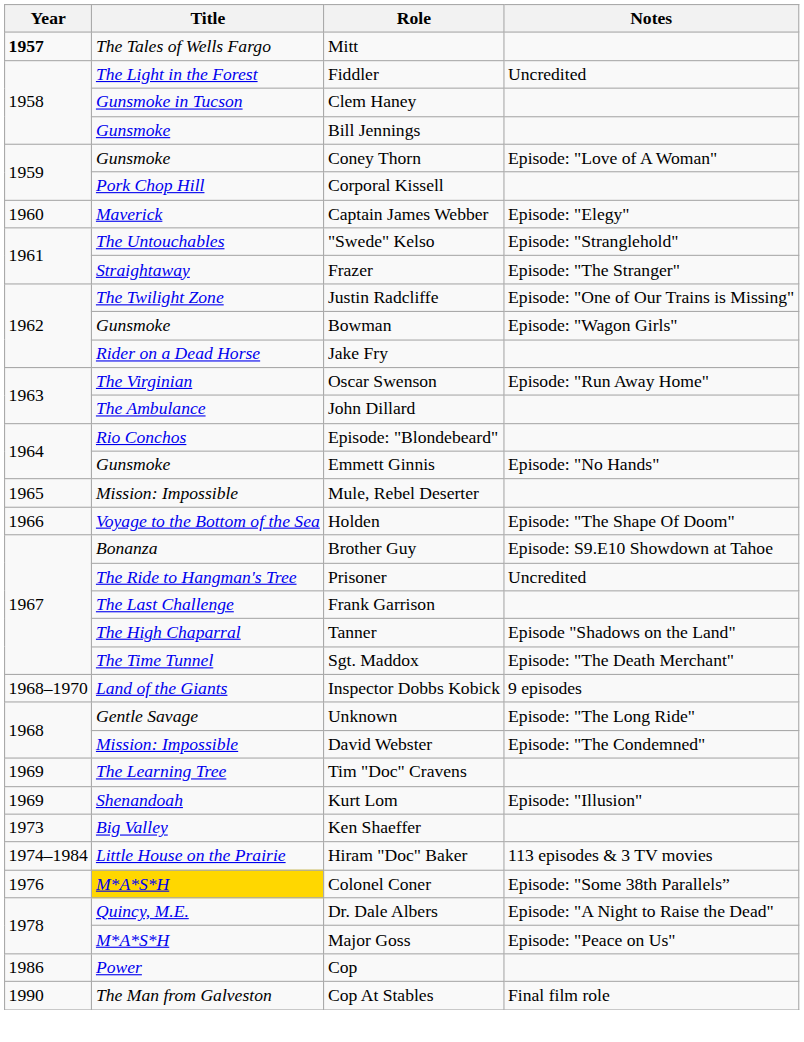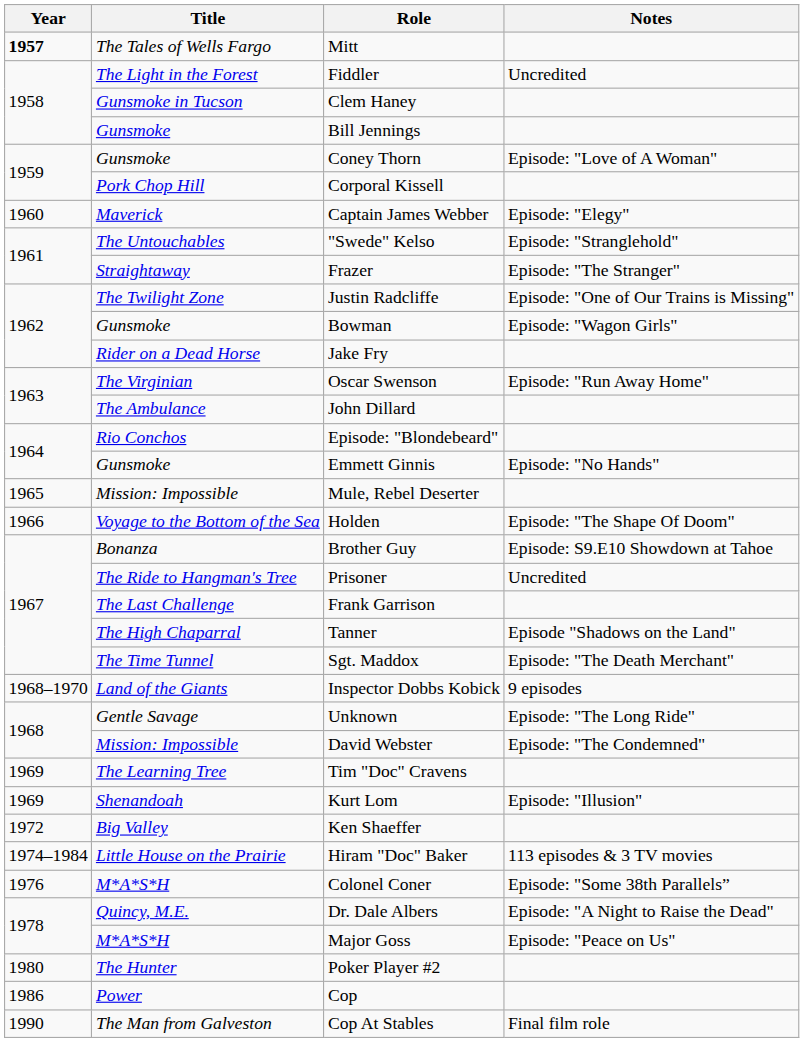(26, 827) 1973 -> (26, 827) 1972
(133, 883) gold background -> (133, 883) no background
+ row: (384, 967)
